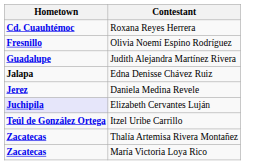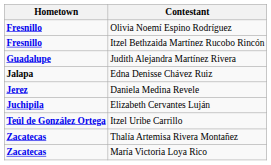- row: (153, 27)
+ row: (187, 43)
(25, 105) lavender background -> (25, 105) no background
